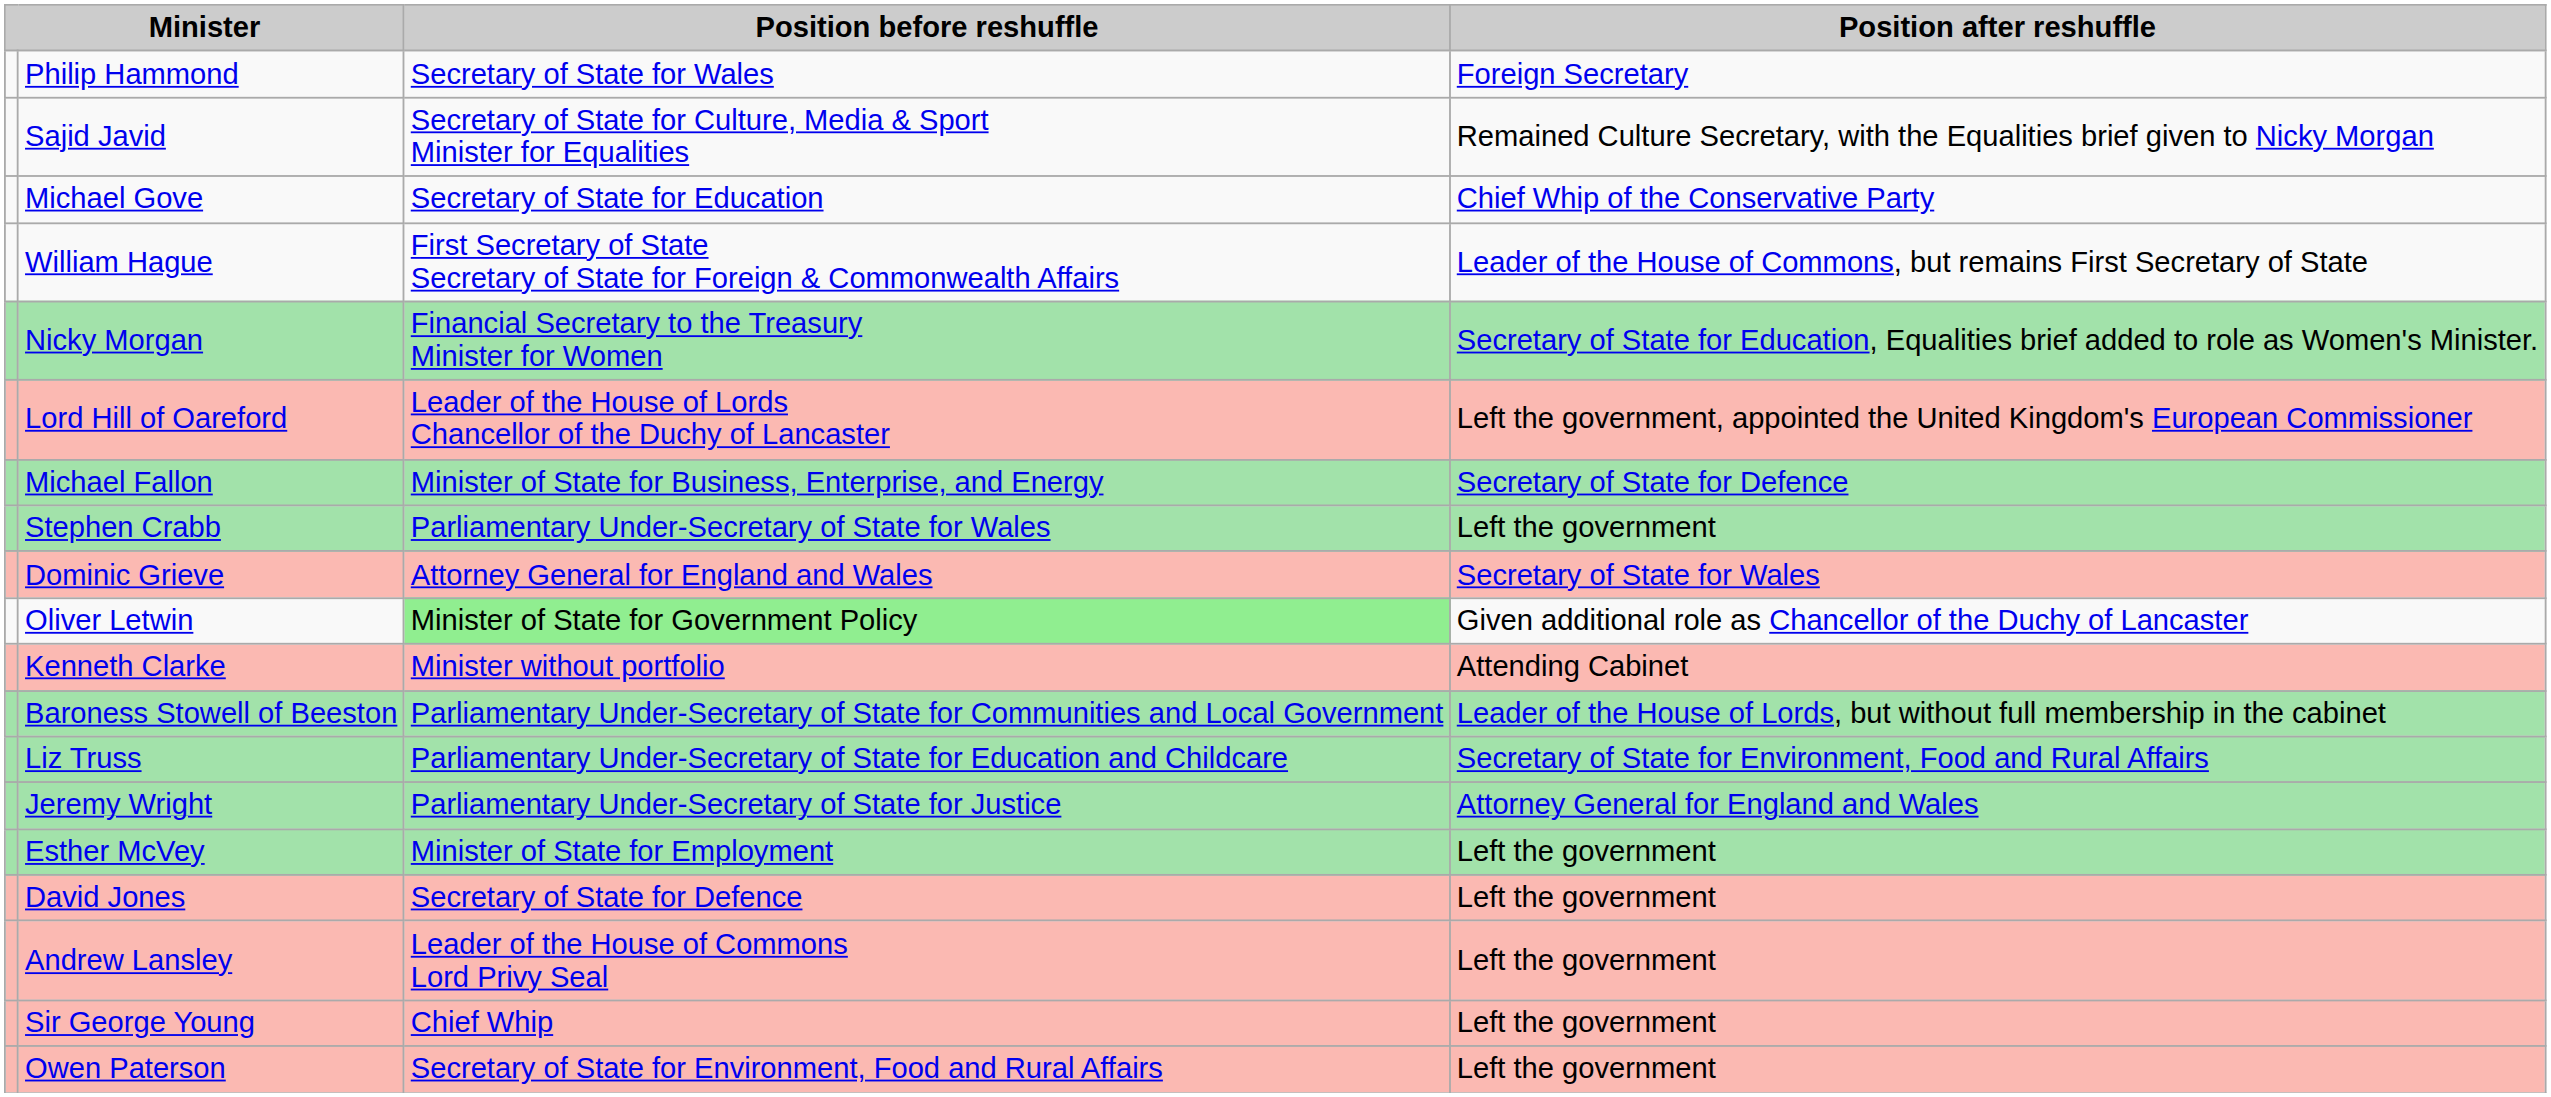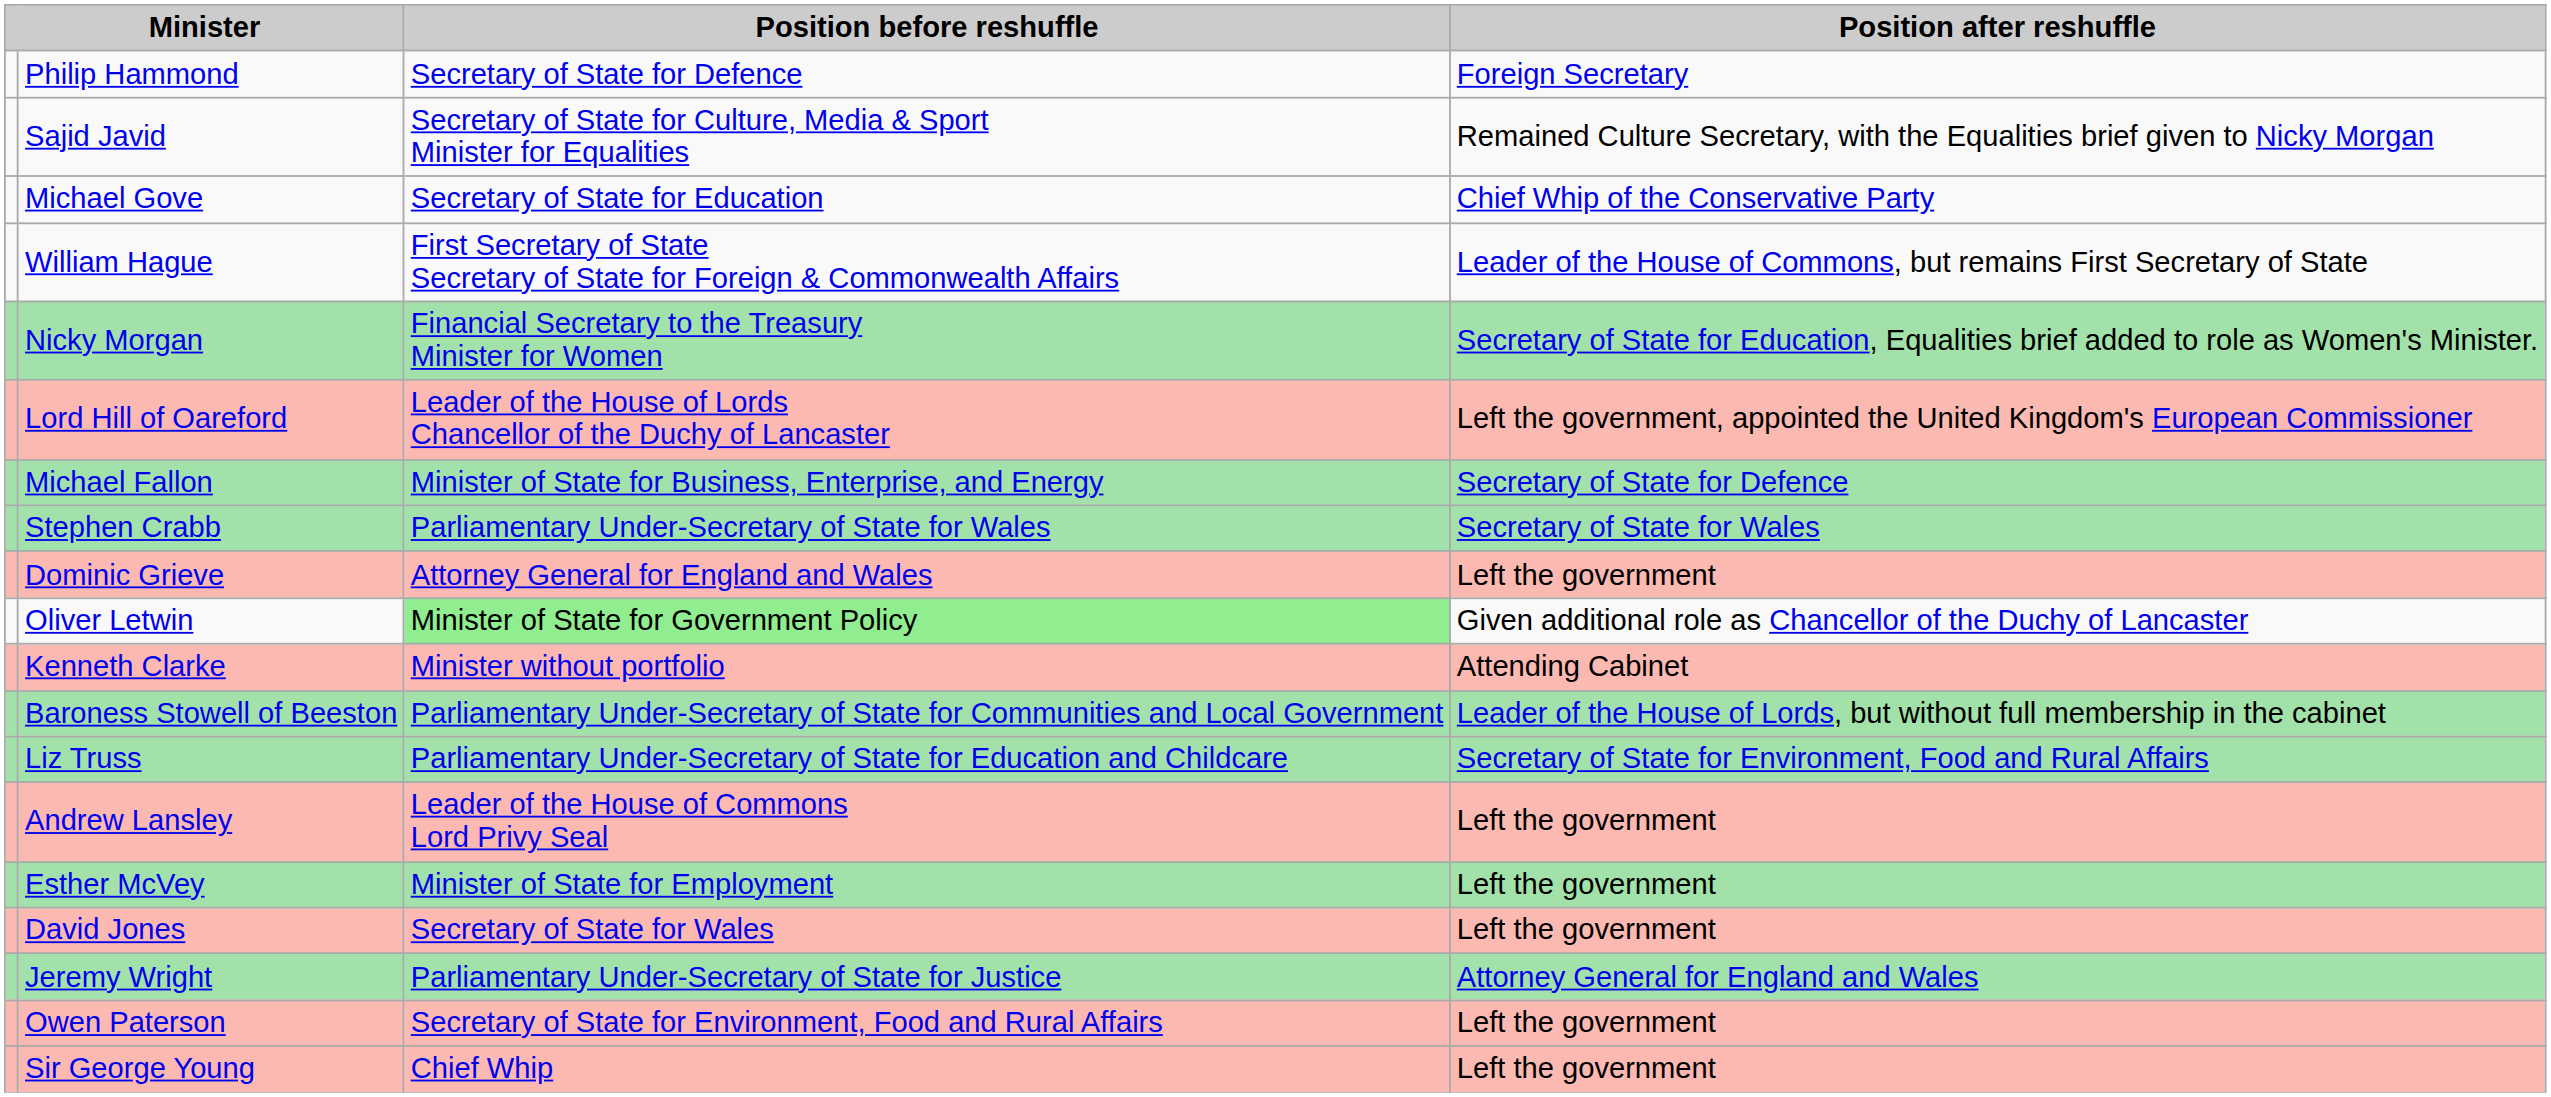(592, 73) Secretary of State for Wales -> (607, 73) Secretary of State for Defence
(1586, 528) Left the government -> (1638, 528) Secretary of State for Wales
(1638, 574) Secretary of State for Wales -> (1586, 574) Left the government
rows swapped: (119, 805) <-> (129, 960)
(607, 897) Secretary of State for Defence -> (592, 930) Secretary of State for Wales
rows swapped: (125, 1068) <-> (140, 1022)
